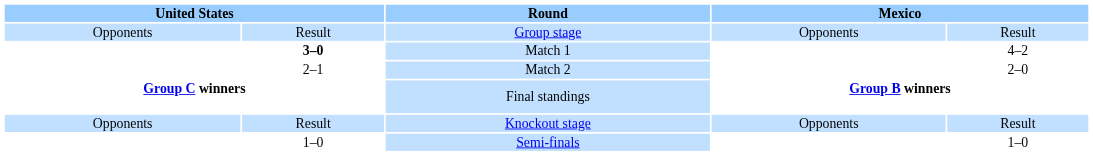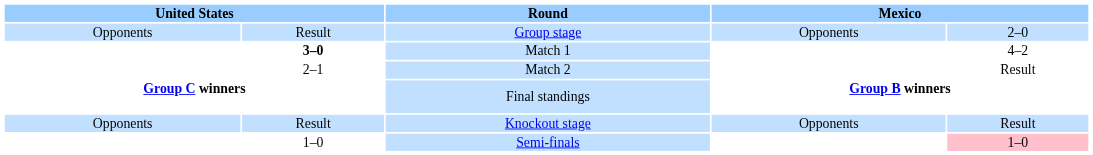(1018, 32) Result -> (1018, 32) 2–0
(1018, 70) 2–0 -> (1018, 70) Result
(1018, 142) no background -> (1018, 142) pink background
